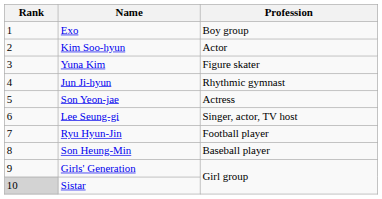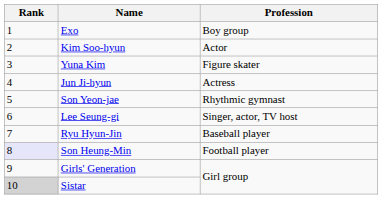(244, 82) Rhythmic gymnast -> (219, 82) Actress
(219, 99) Actress -> (244, 99) Rhythmic gymnast
(236, 133) Football player -> (236, 133) Baseball player
(10, 151) no background -> (10, 151) lavender background
(236, 151) Baseball player -> (236, 151) Football player
